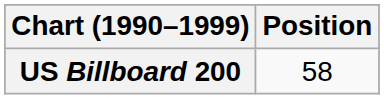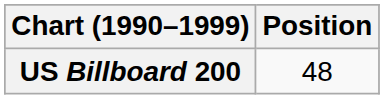(317, 70) 58 -> (317, 70) 48
